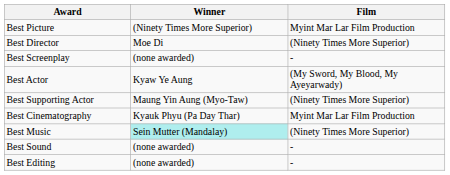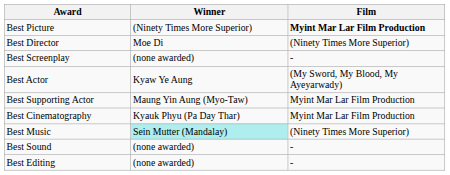(352, 27) normal -> (358, 27) bold
(350, 100) (Ninety Times More Superior) -> (352, 100) Myint Mar Lar Film Production
